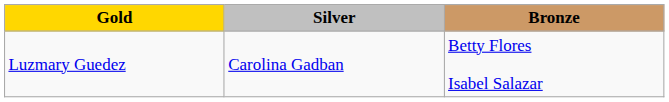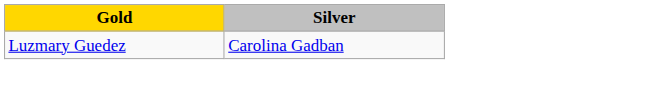- column: (554, 17)
